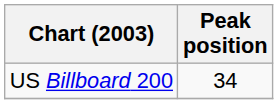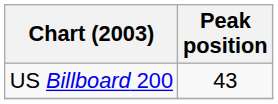(225, 80) 34 -> (225, 80) 43
